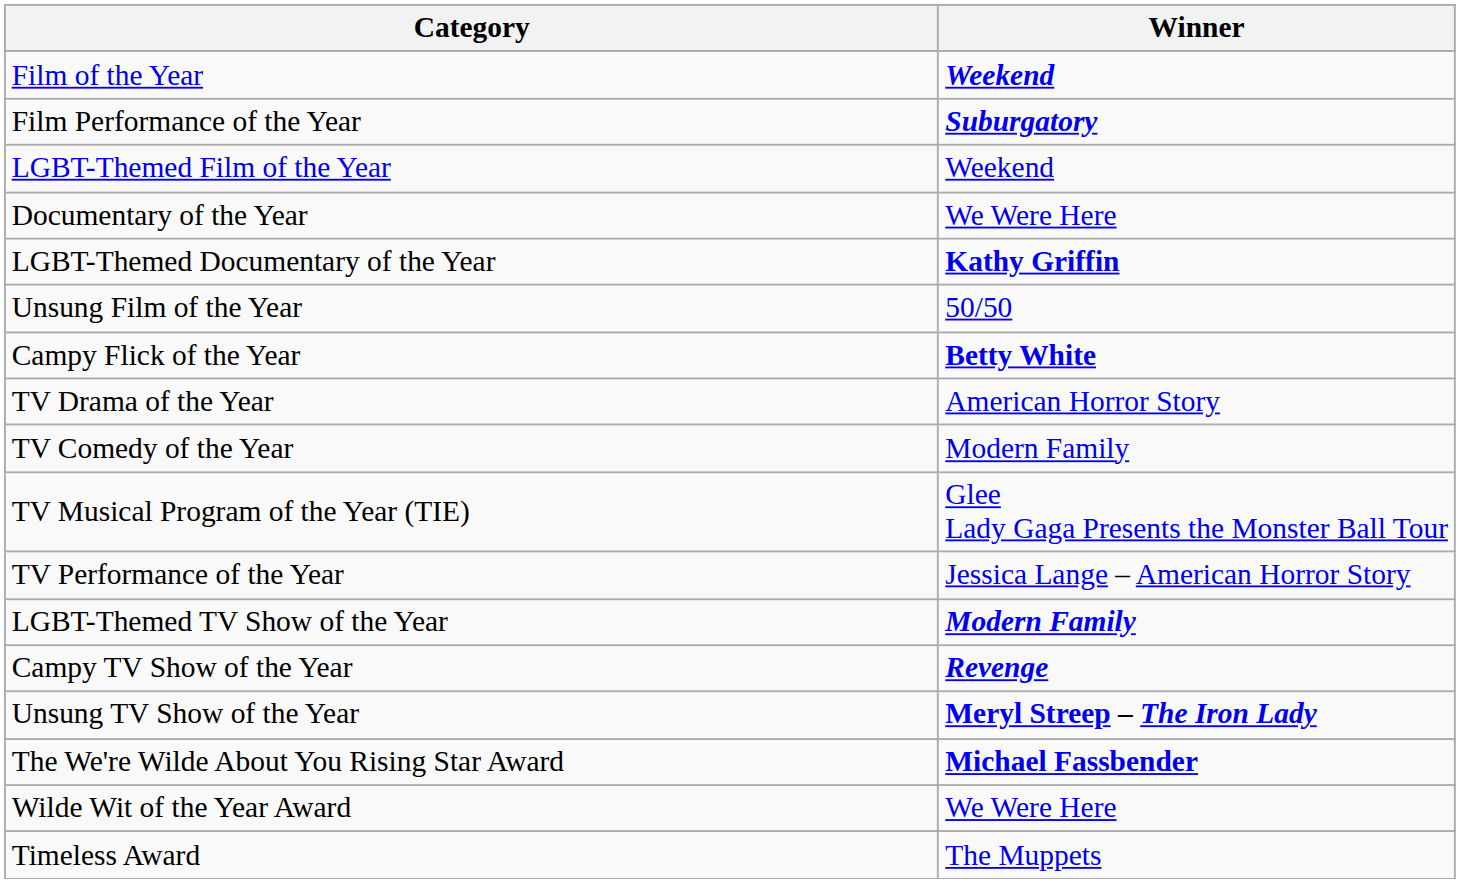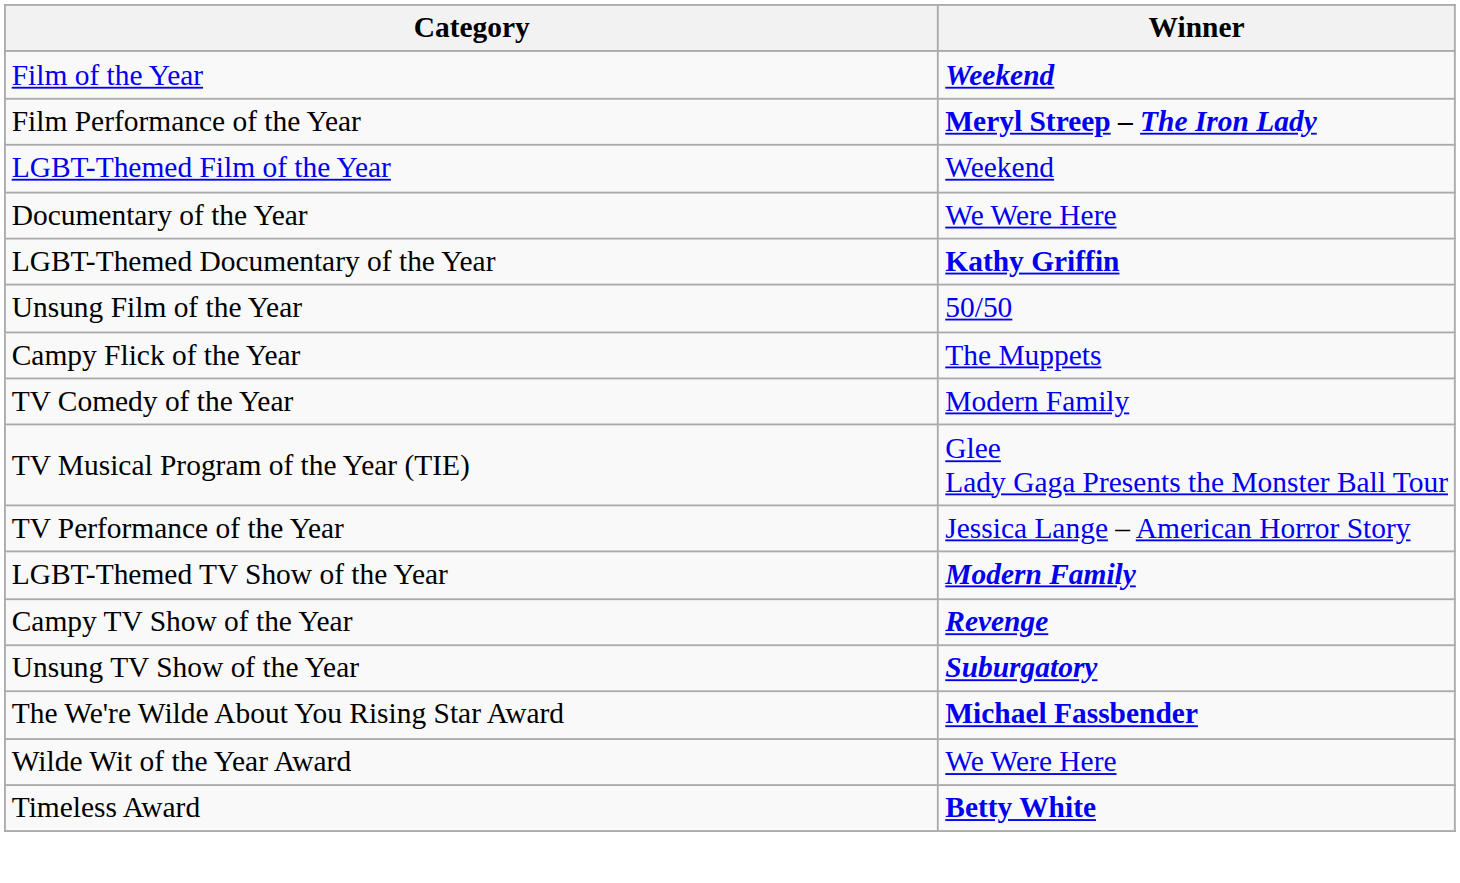(1021, 121) Suburgatory -> (1131, 121) Meryl Streep – The Iron Lady
(1021, 354) Betty White -> (1023, 354) The Muppets
- row: (143, 401)
(1131, 714) Meryl Streep – The Iron Lady -> (1021, 667) Suburgatory
(1023, 854) The Muppets -> (1021, 808) Betty White
